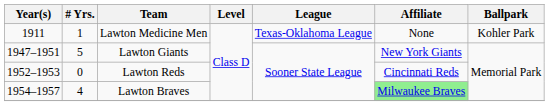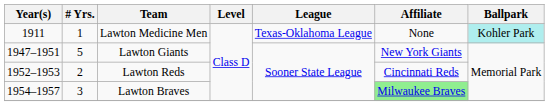(506, 33) no background -> (506, 33) paleturquoise background
(80, 72) 0 -> (80, 72) 2
(80, 91) 4 -> (80, 91) 3
